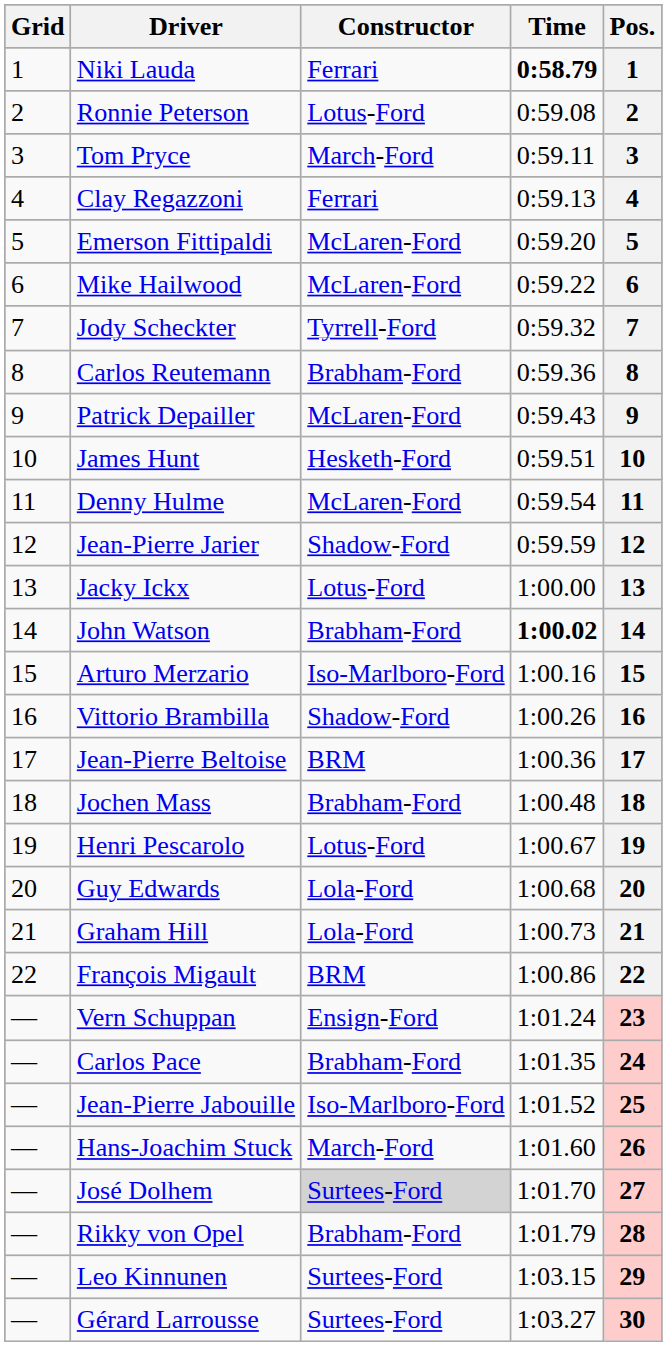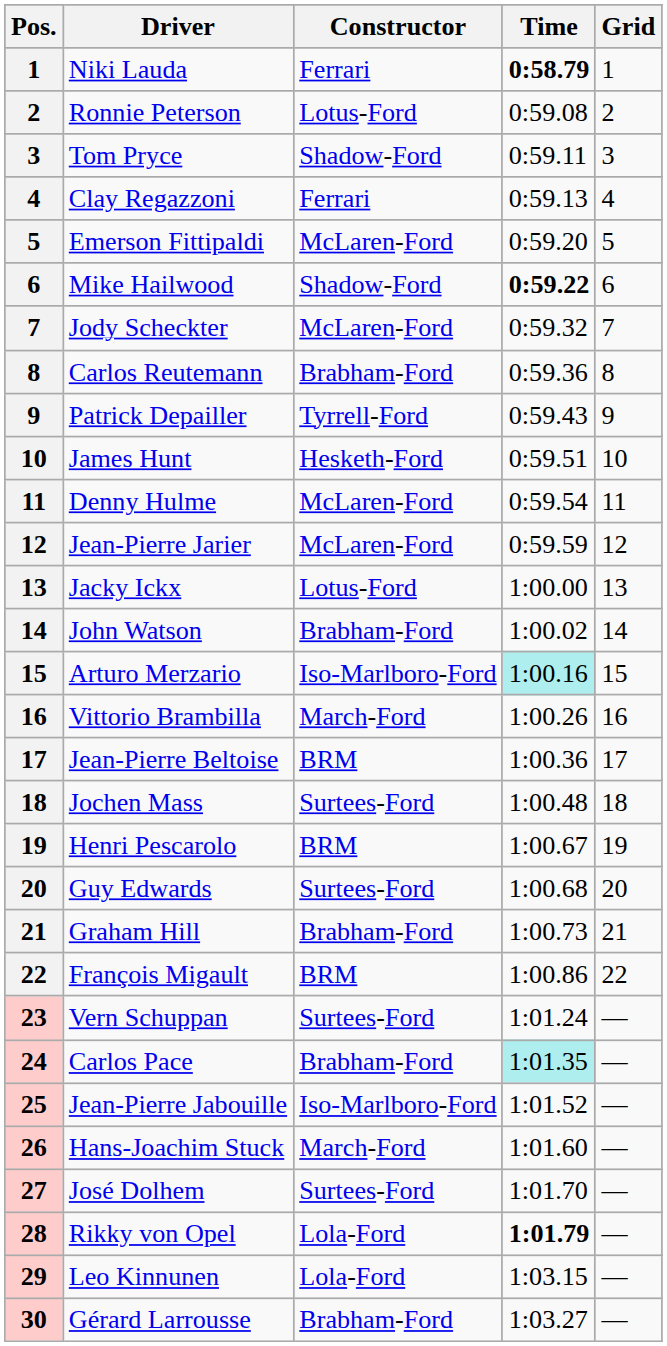columns swapped: (632, 26) <-> (38, 26)
(370, 155) March-Ford -> (370, 155) Shadow-Ford
(384, 284) McLaren-Ford -> (370, 284) Shadow-Ford
(556, 284) normal -> (549, 284) bold
(372, 327) Tyrrell-Ford -> (376, 327) McLaren-Ford
(384, 414) McLaren-Ford -> (364, 414) Tyrrell-Ford
(378, 543) Shadow-Ford -> (376, 543) McLaren-Ford
(557, 629) bold -> (548, 629) normal
(556, 672) no background -> (548, 672) paleturquoise background
(378, 715) Shadow-Ford -> (362, 715) March-Ford
(384, 802) Brabham-Ford -> (367, 802) Surtees-Ford
(366, 845) Lotus-Ford -> (328, 845) BRM
(360, 888) Lola-Ford -> (367, 888) Surtees-Ford
(360, 931) Lola-Ford -> (376, 931) Brabham-Ford
(373, 1017) Ensign-Ford -> (367, 1017) Surtees-Ford
(556, 1060) no background -> (548, 1060) paleturquoise background
(375, 1190) lightgrey background -> (367, 1190) no background
(384, 1233) Brabham-Ford -> (352, 1233) Lola-Ford
(556, 1233) normal -> (549, 1233) bold
(375, 1276) Surtees-Ford -> (352, 1276) Lola-Ford
(375, 1319) Surtees-Ford -> (376, 1319) Brabham-Ford
